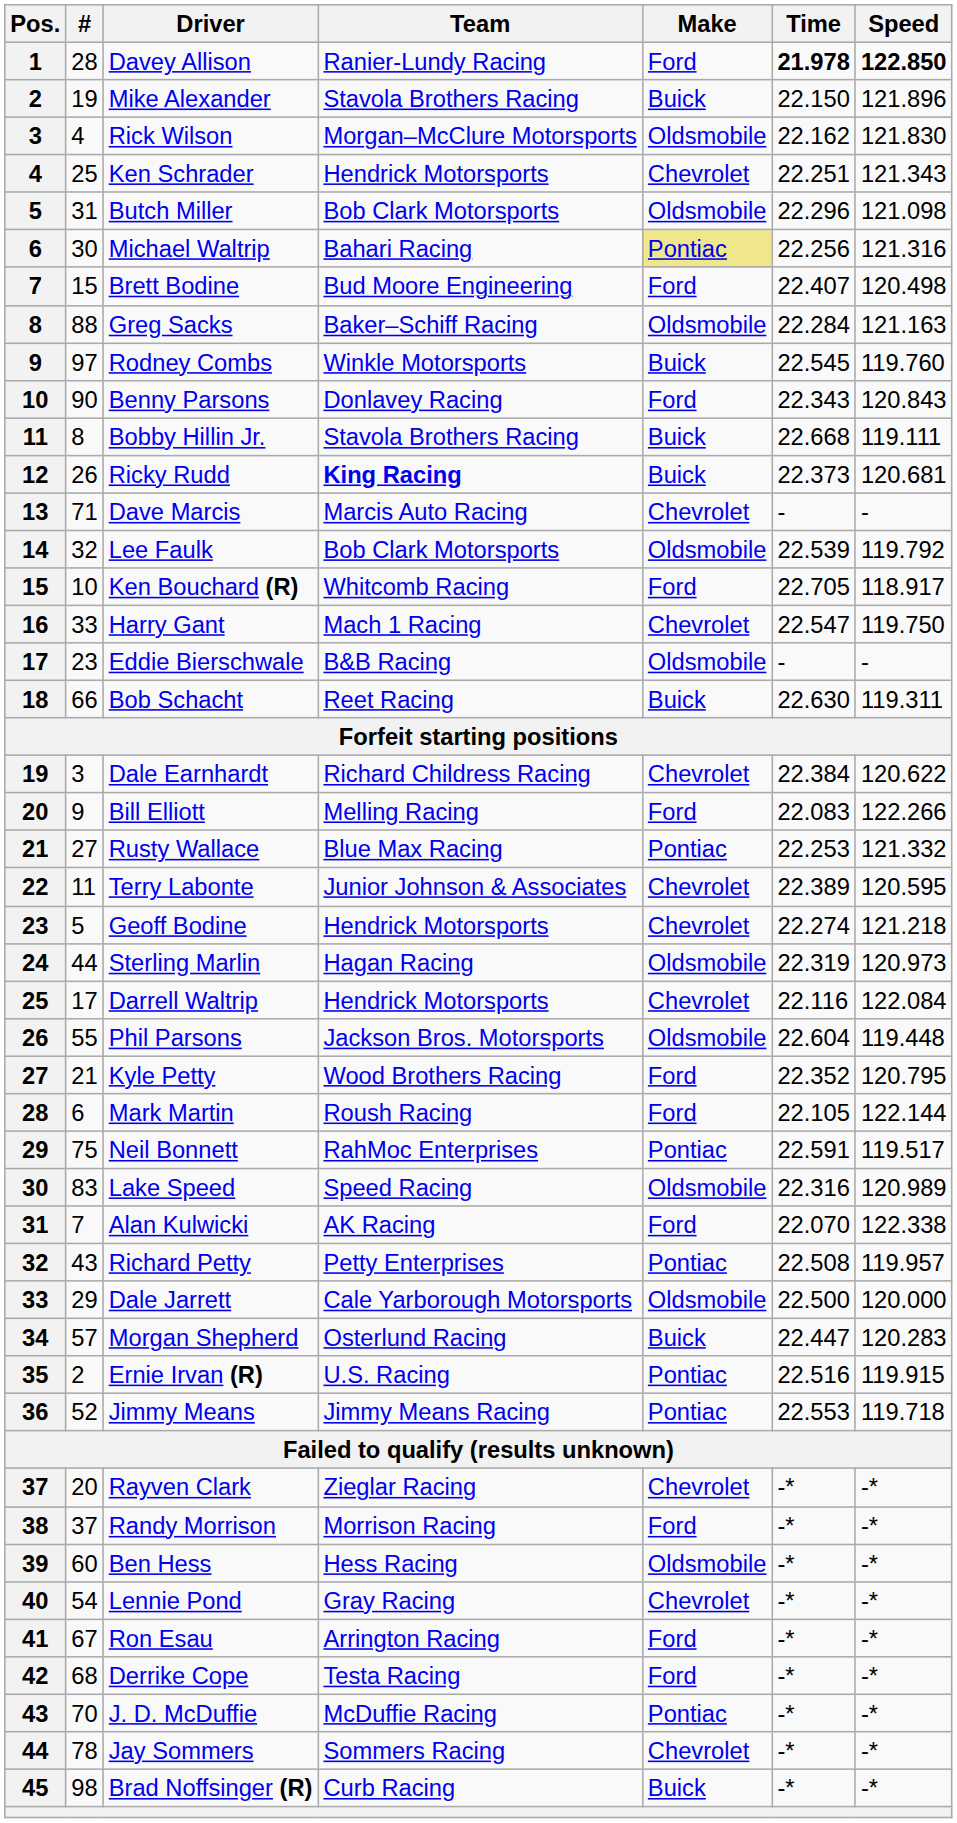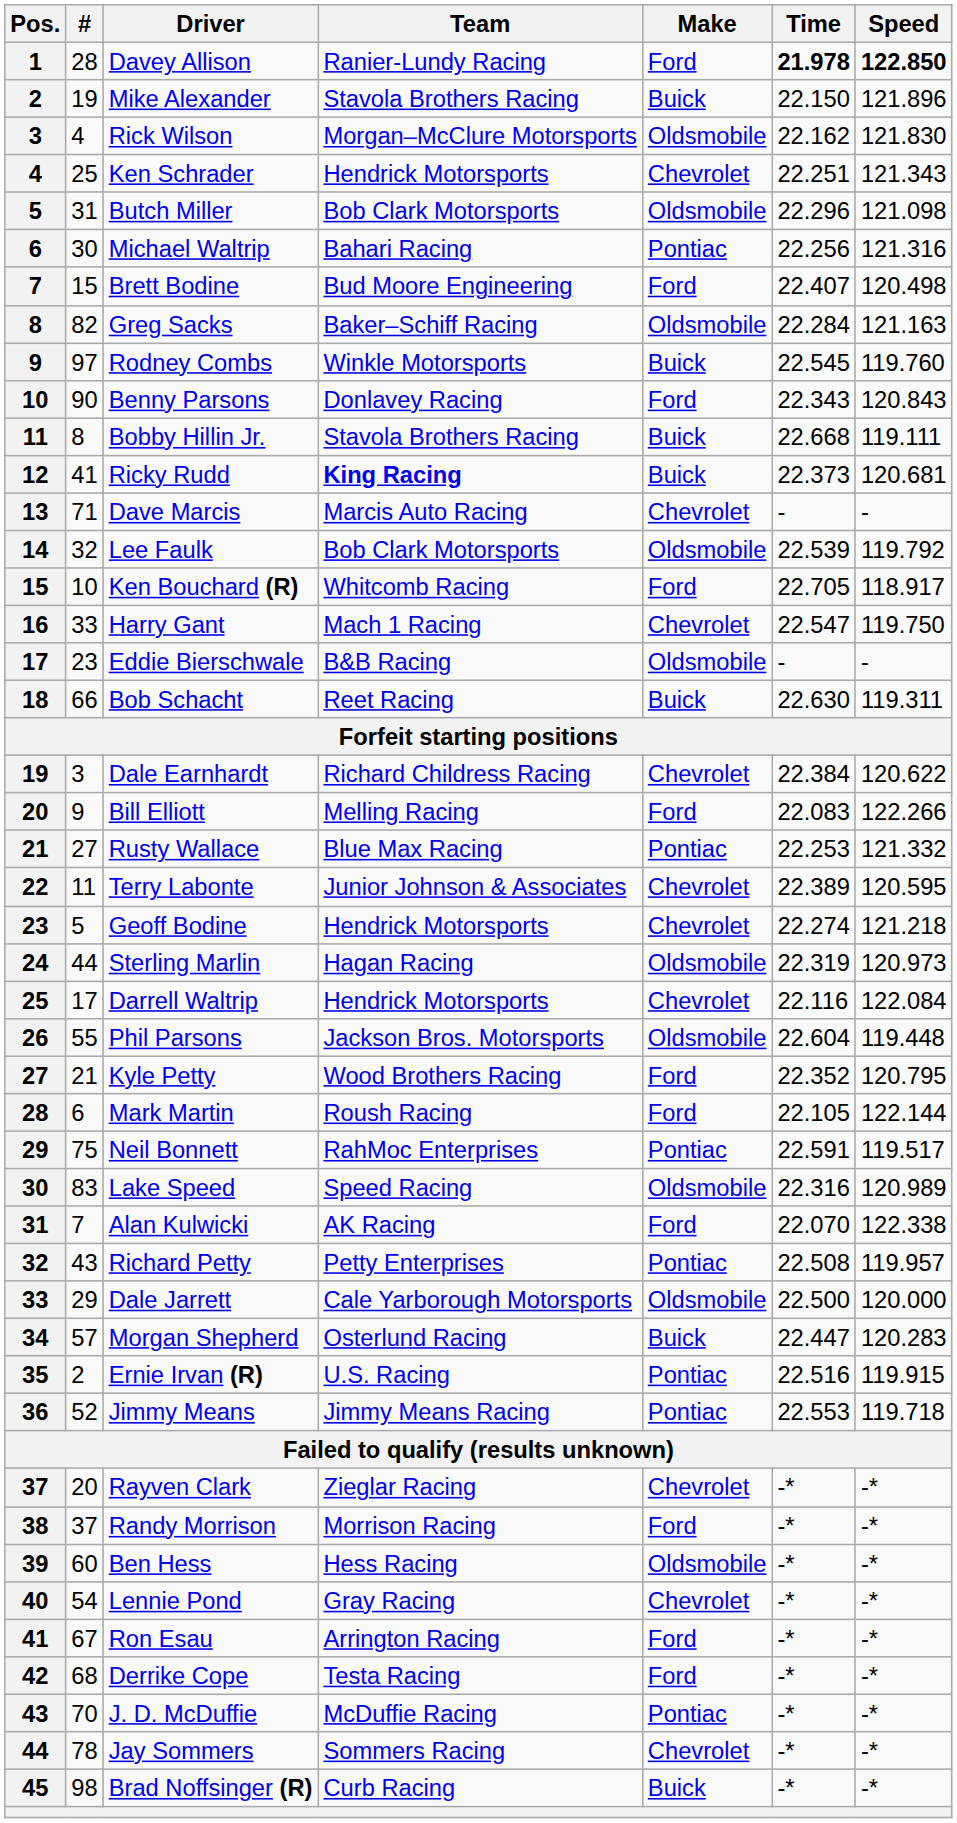(687, 249) khaki background -> (687, 249) no background
(85, 324) 88 -> (85, 324) 82
(85, 474) 26 -> (85, 474) 41
